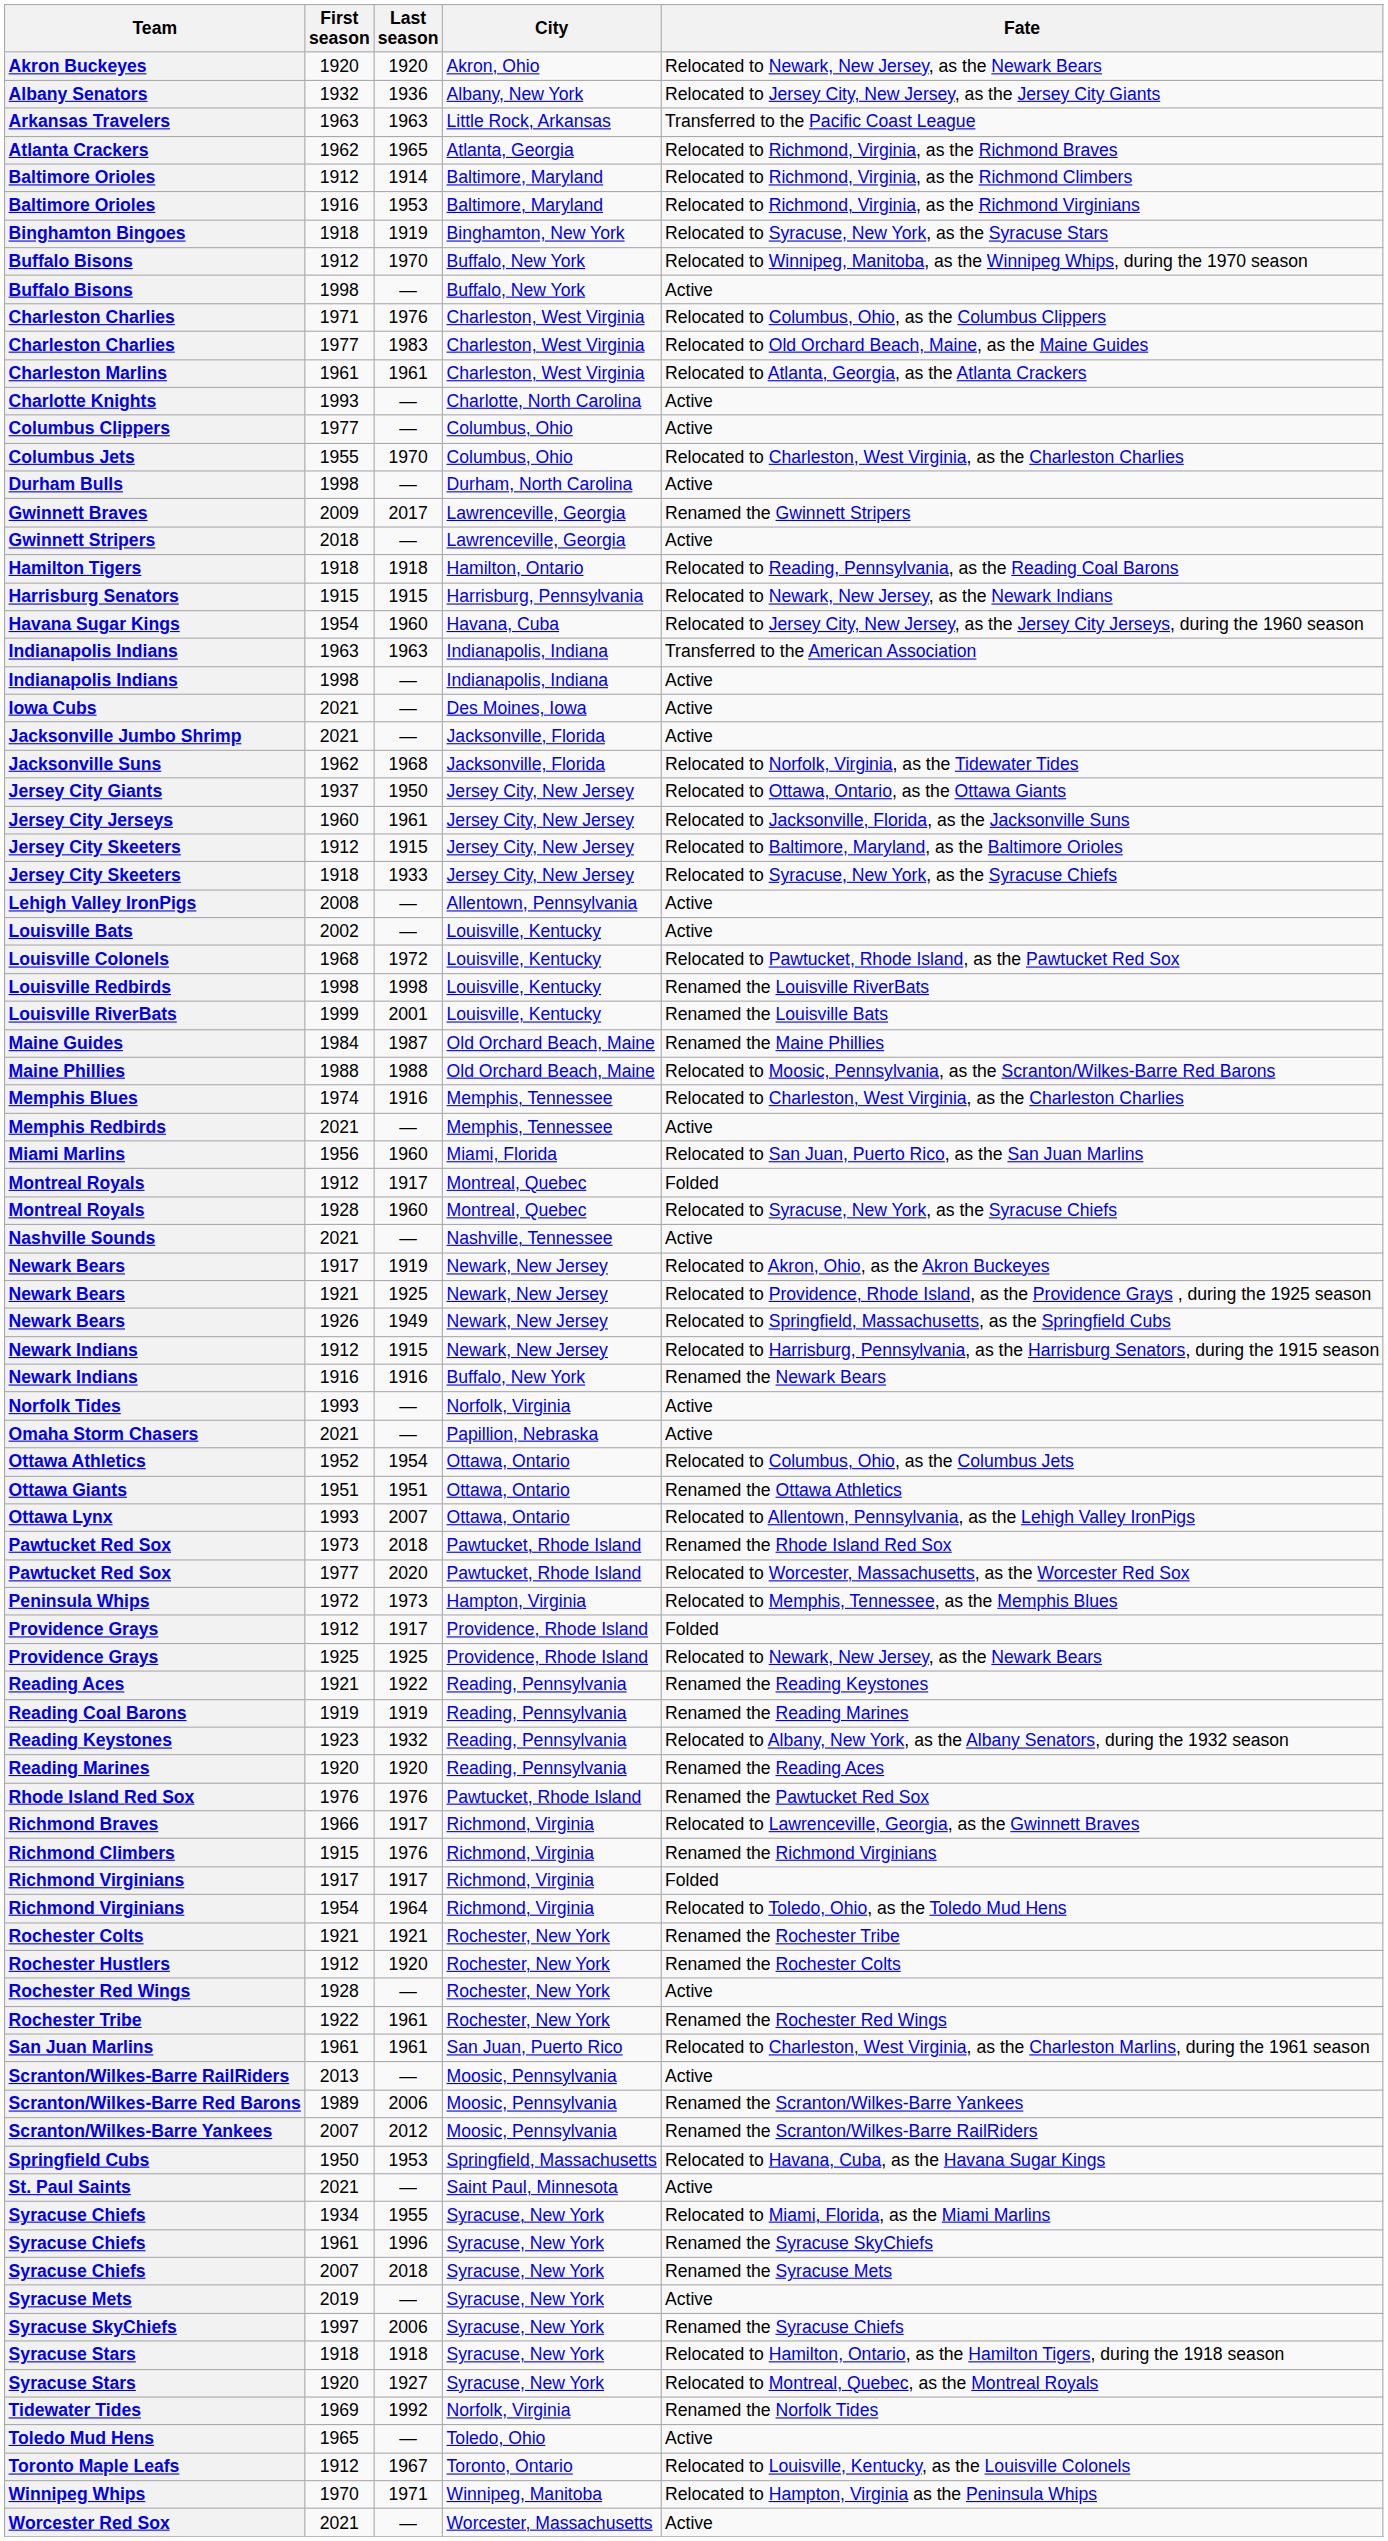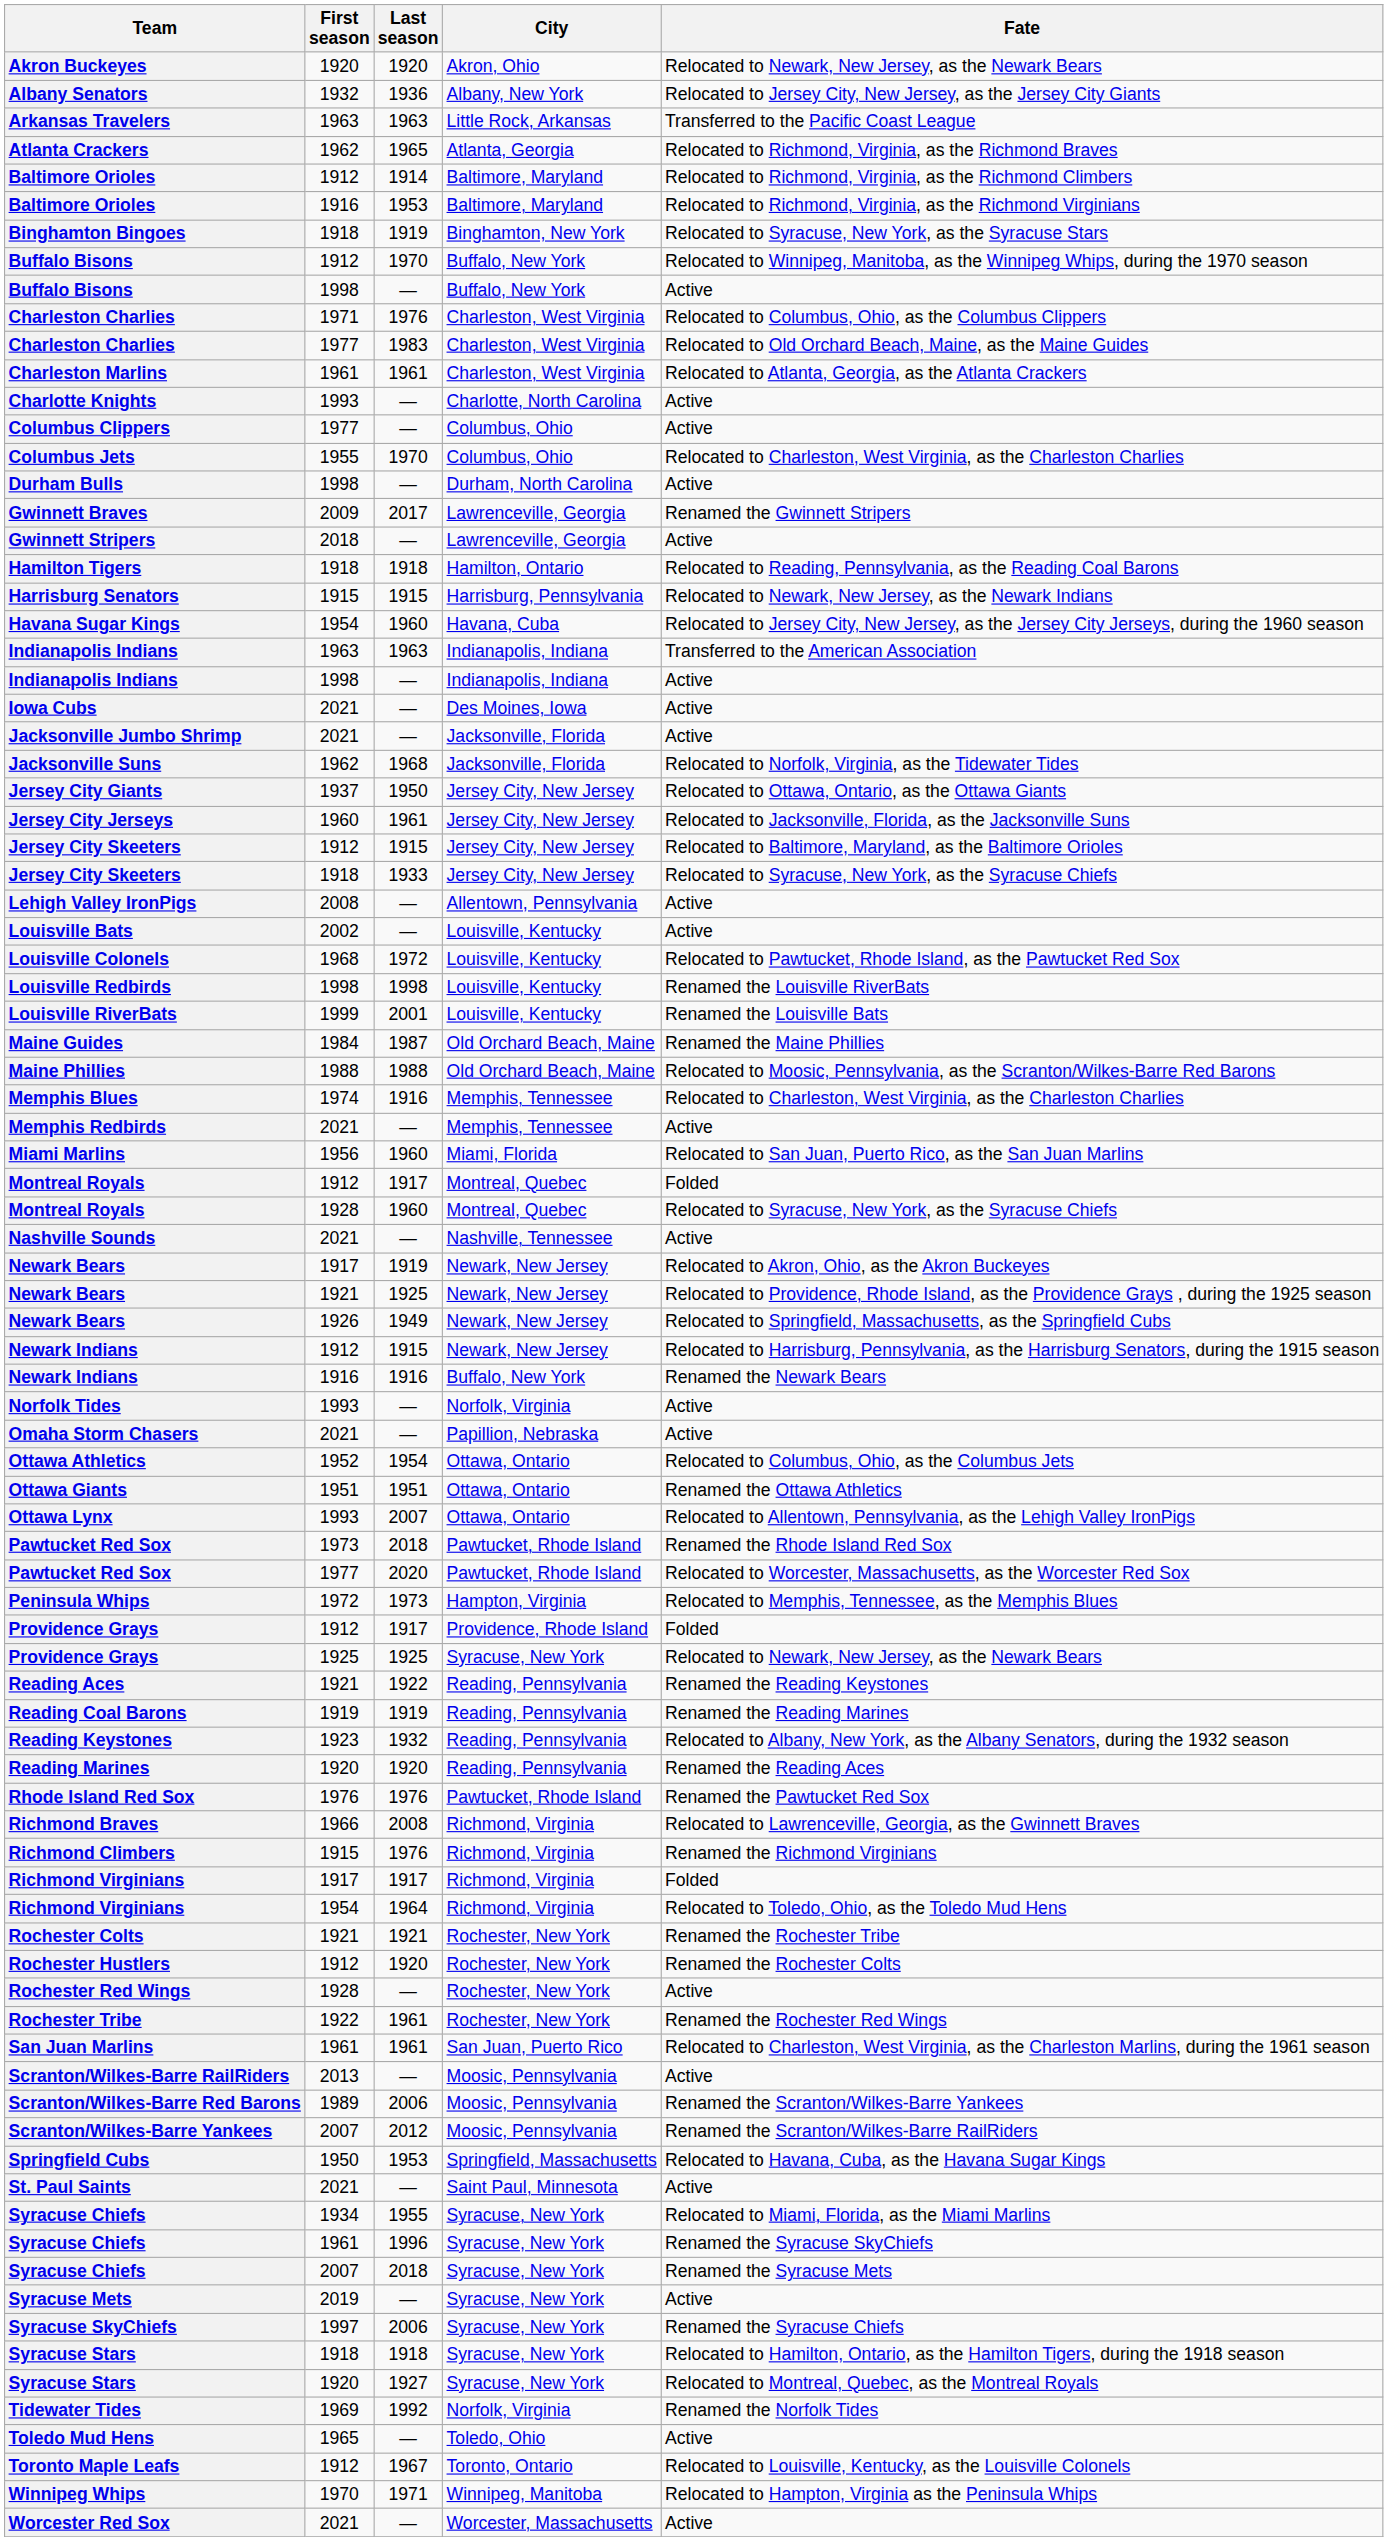(547, 1657) Providence, Rhode Island -> (525, 1657) Syracuse, New York
(408, 1824) 1917 -> (408, 1824) 2008
